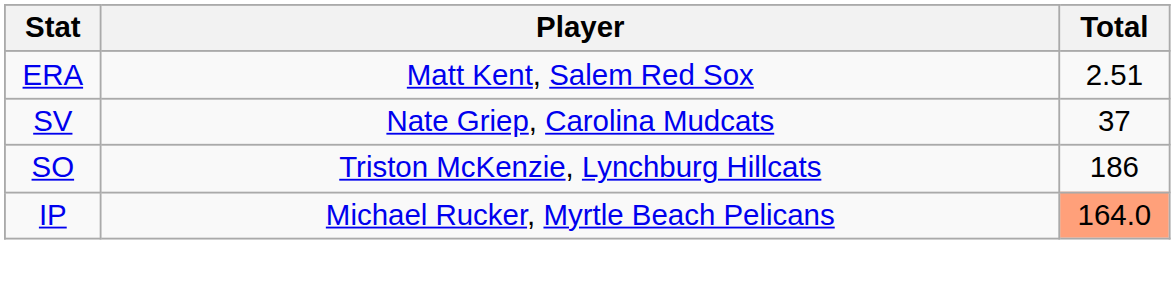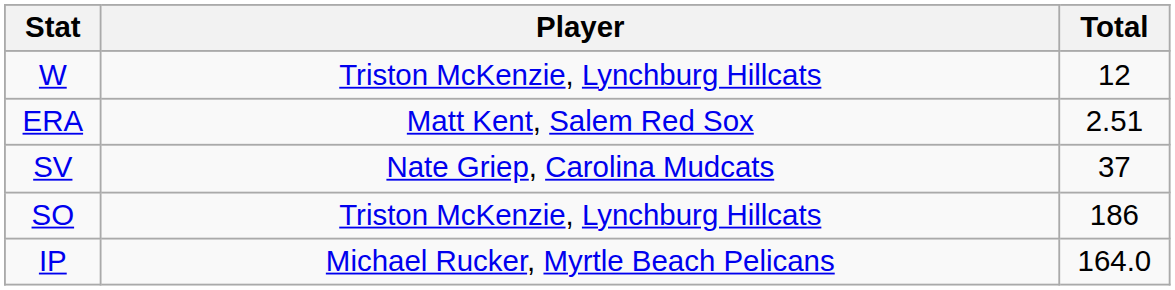+ row: (53, 74)
(1114, 214) lightsalmon background -> (1114, 261) no background
